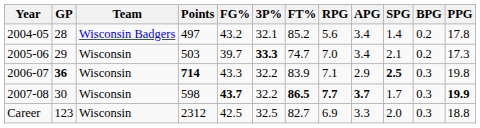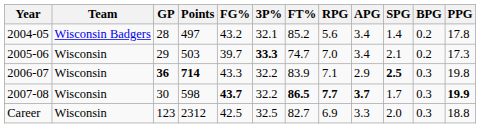columns swapped: (127, 14) <-> (64, 14)
